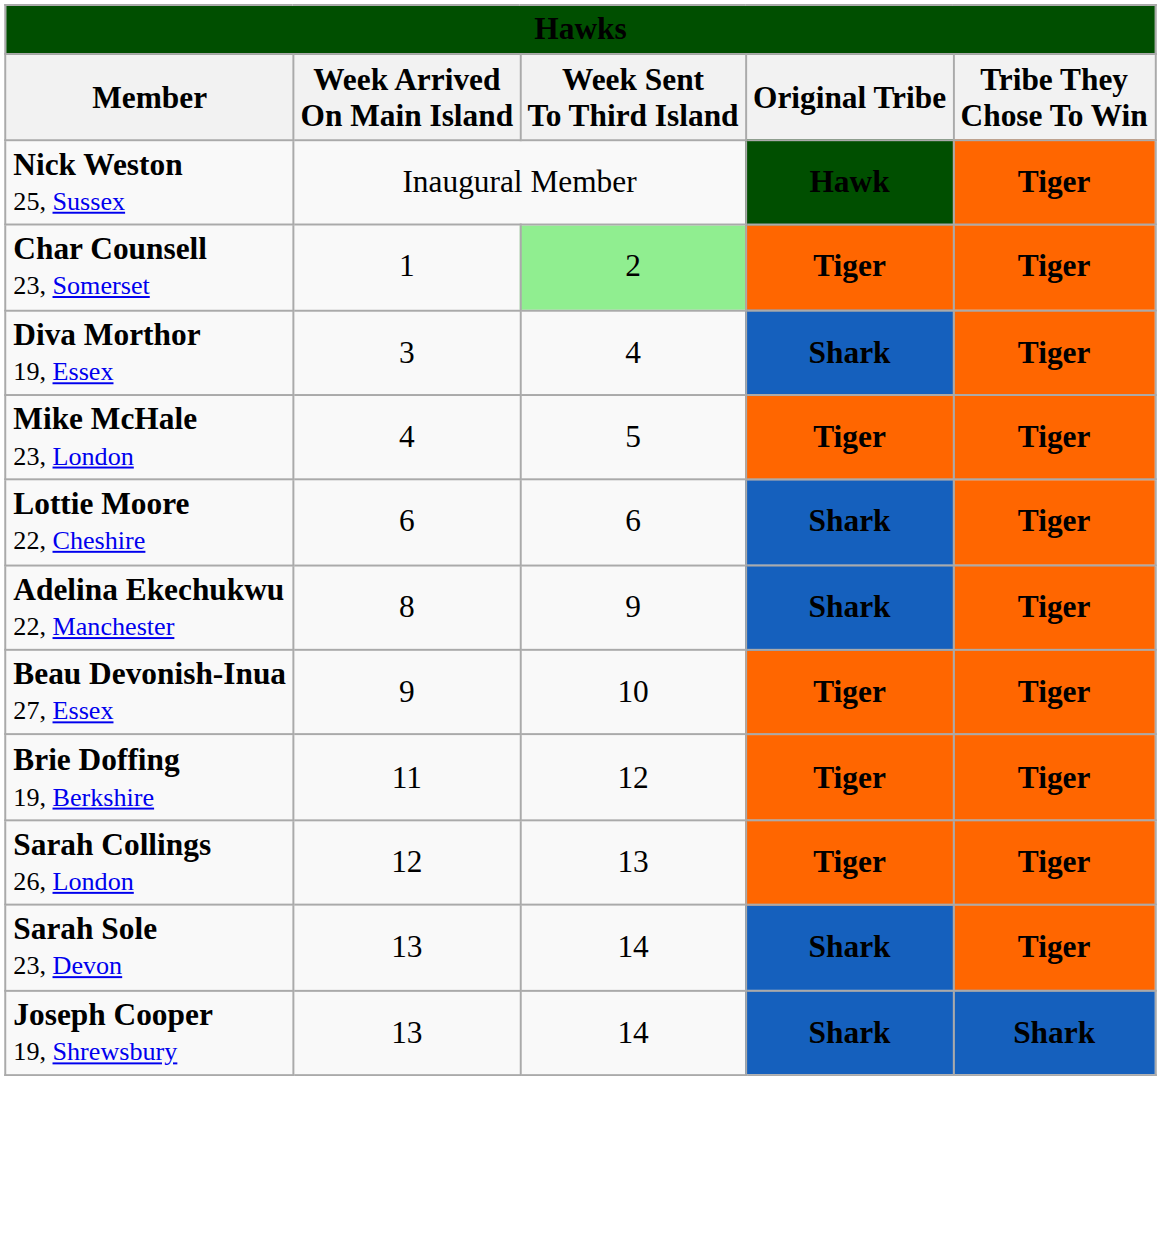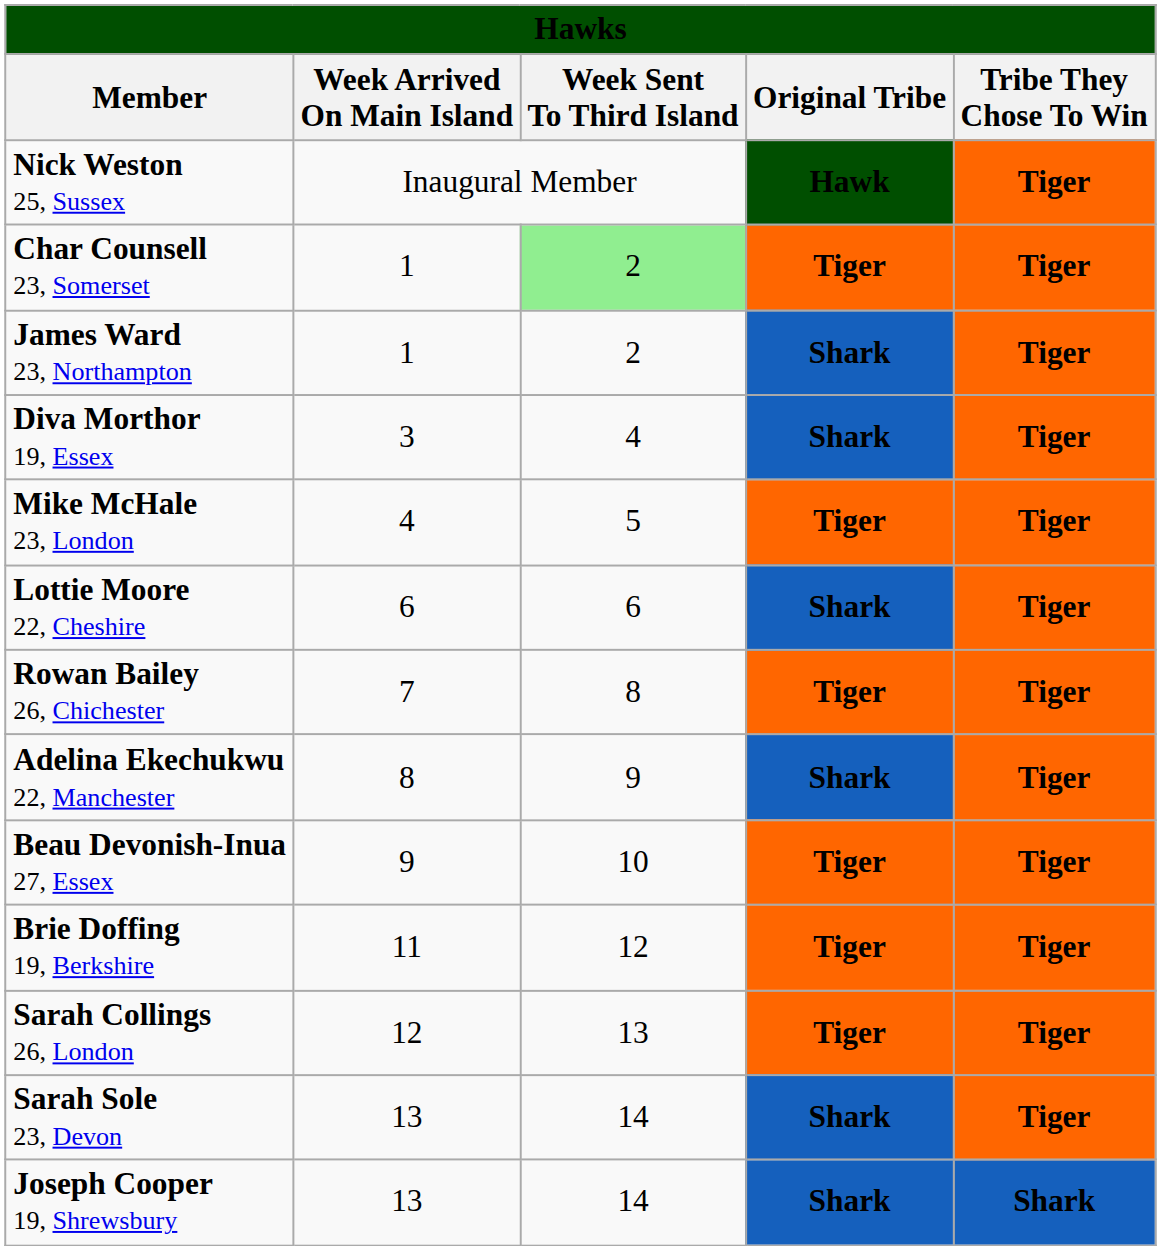+ row: (103, 351)
+ row: (106, 691)
